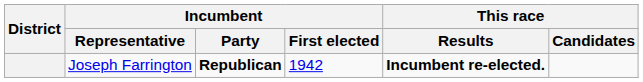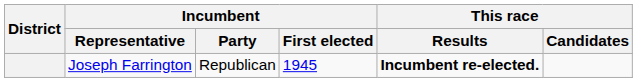(240, 65) bold -> (237, 65) normal
(306, 65) 1942 -> (300, 65) 1945
